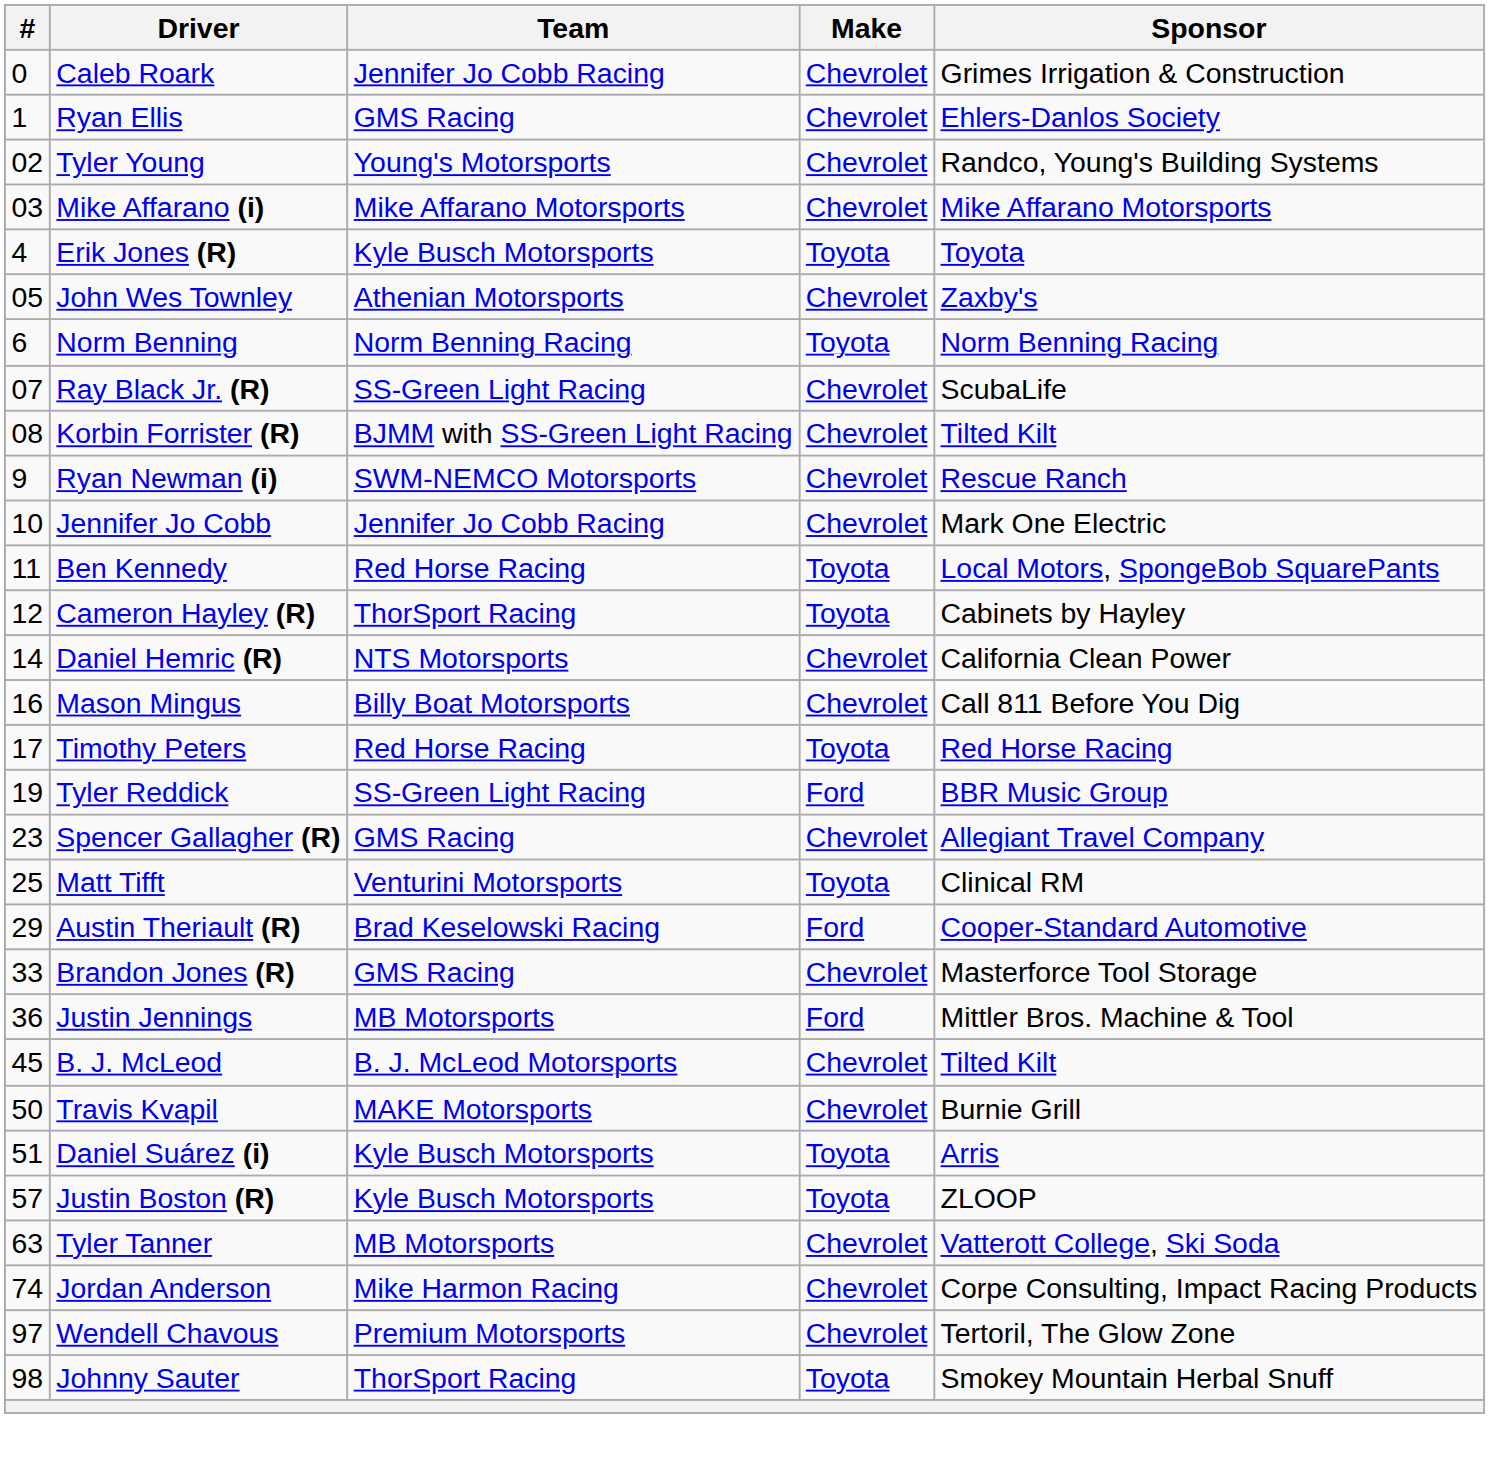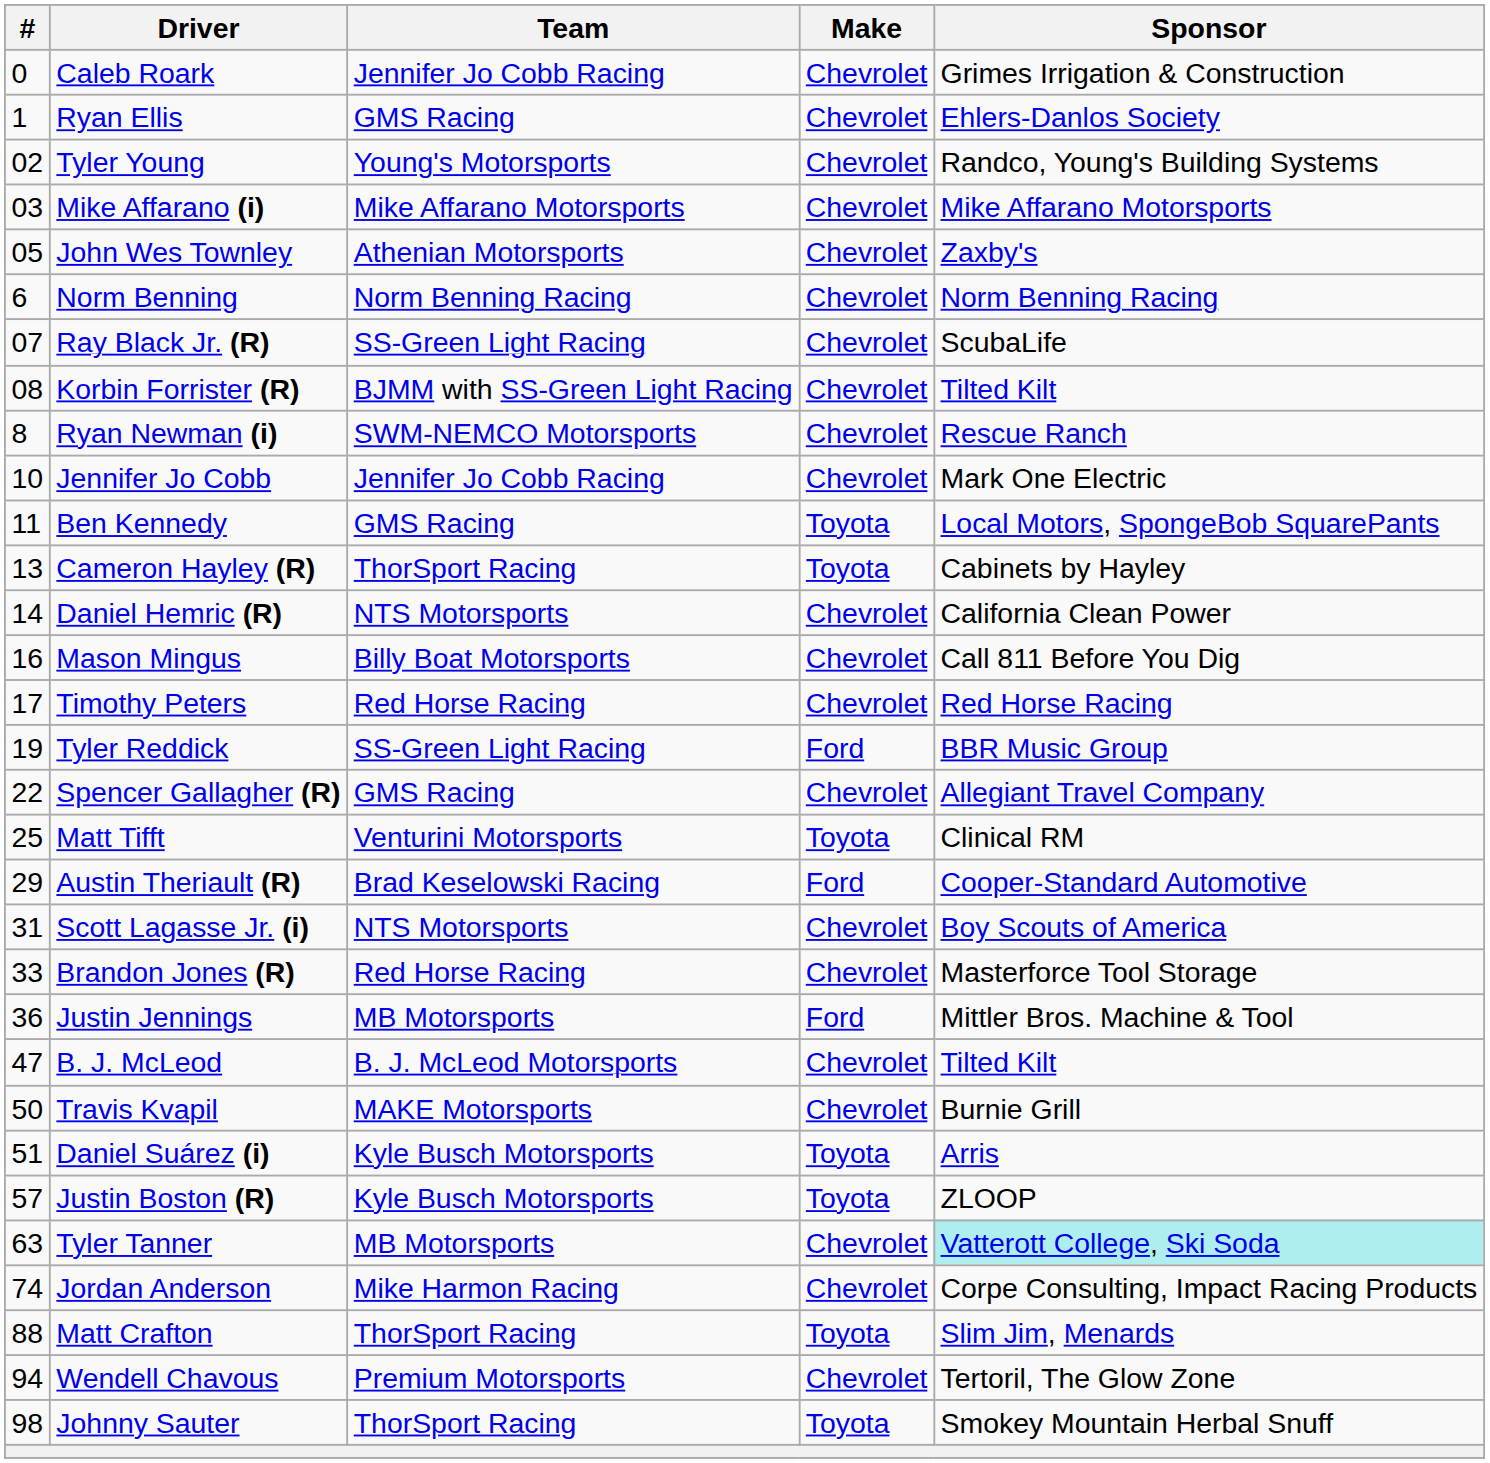- row: (146, 253)
(848, 343) Toyota -> (867, 298) Chevrolet
(19, 478) 9 -> (19, 433) 8
(470, 568) Red Horse Racing -> (434, 523) GMS Racing
(27, 613) 12 -> (27, 568) 13
(848, 748) Toyota -> (867, 703) Chevrolet
(27, 838) 23 -> (27, 793) 22
+ row: (183, 928)
(434, 973) GMS Racing -> (470, 973) Red Horse Racing
(27, 1063) 45 -> (27, 1063) 47
(1110, 1243) no background -> (1110, 1243) paleturquoise background
+ row: (134, 1333)
(27, 1333) 97 -> (27, 1378) 94
